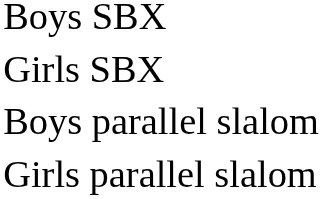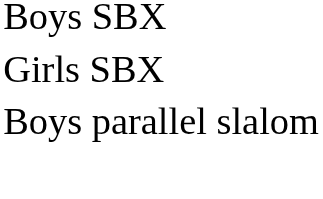- row: (160, 174)
